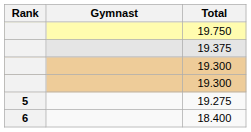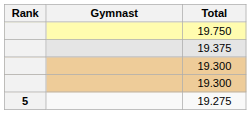- row: (25, 119)
